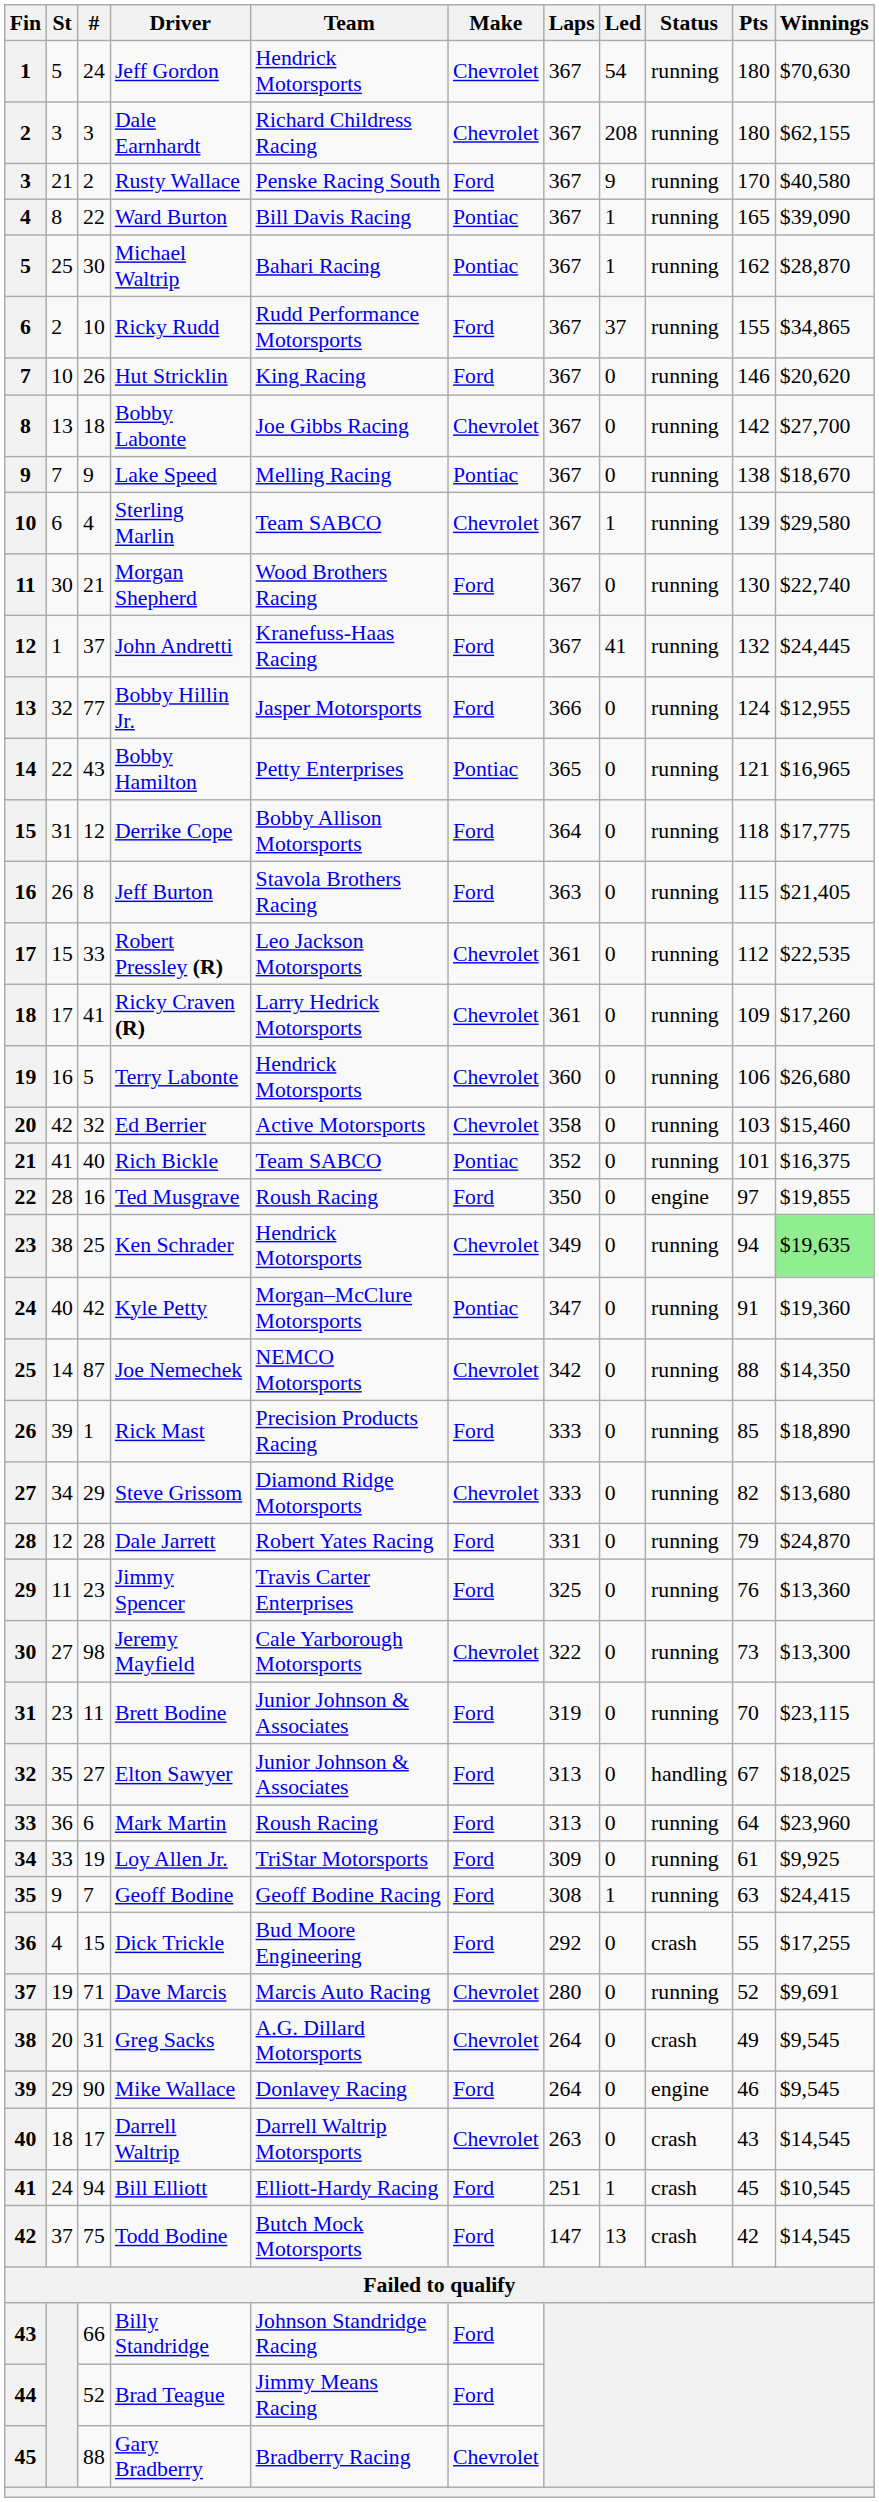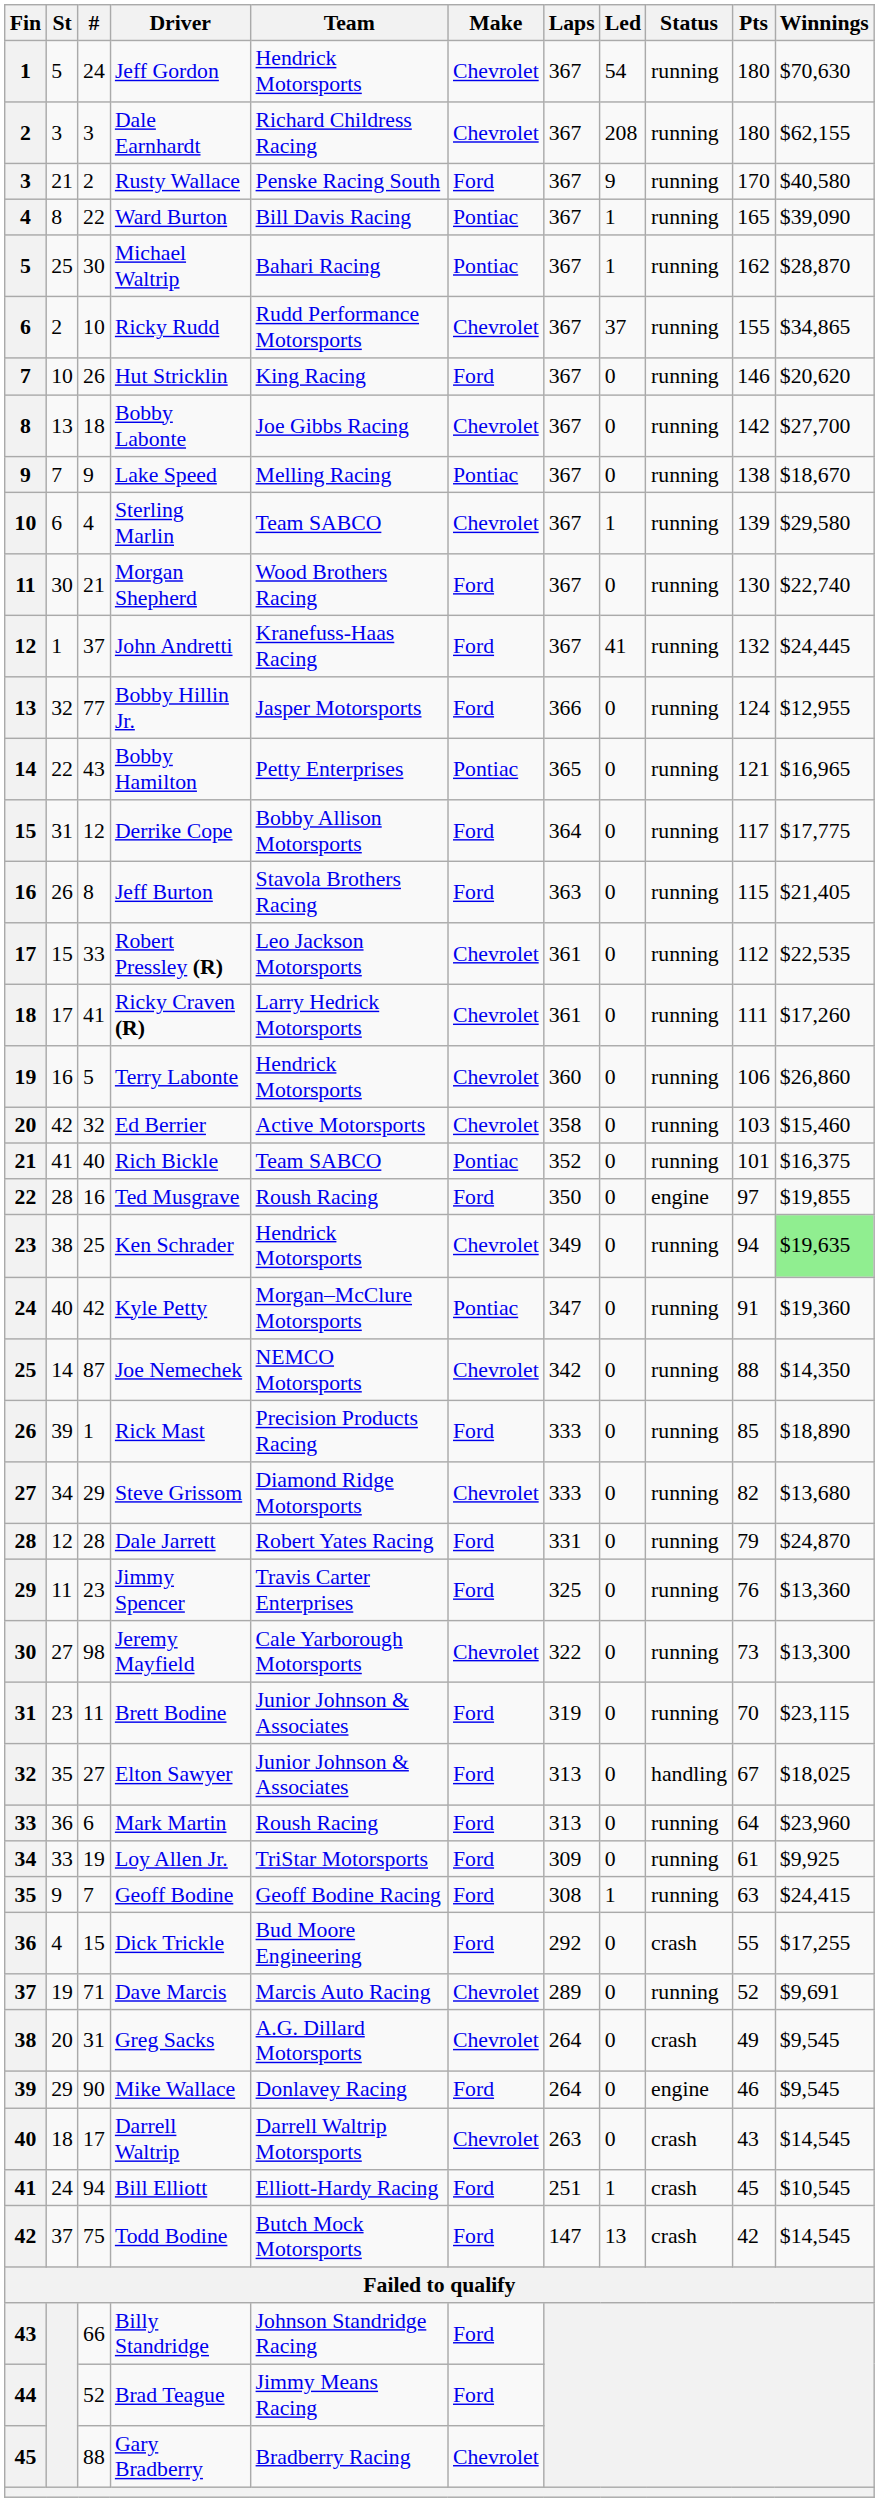(474, 327) Ford -> (496, 327) Chevrolet
(753, 830) 118 -> (753, 830) 117
(753, 1015) 109 -> (753, 1015) 111
(815, 1076) $26,680 -> (815, 1076) $26,860
(565, 1992) 280 -> (565, 1992) 289
